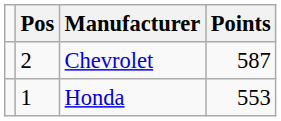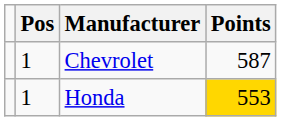(26, 60) 2 -> (26, 60) 1
(254, 97) no background -> (254, 97) gold background
